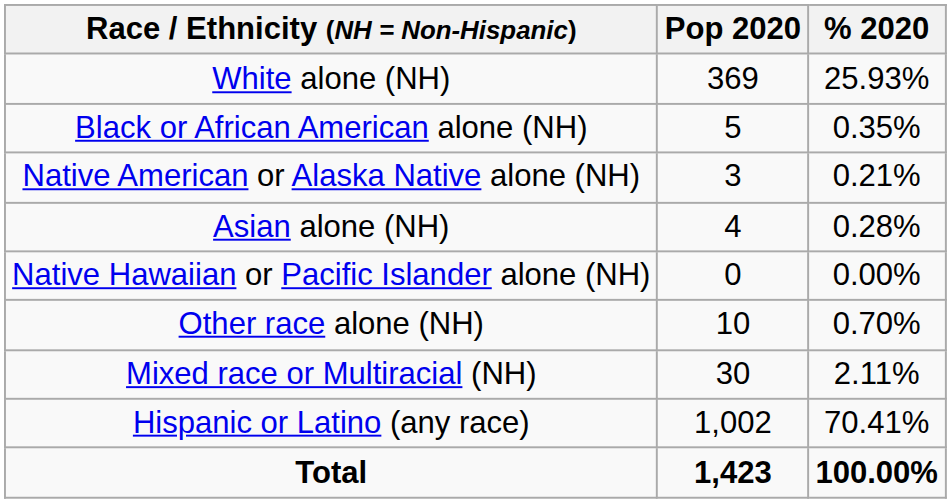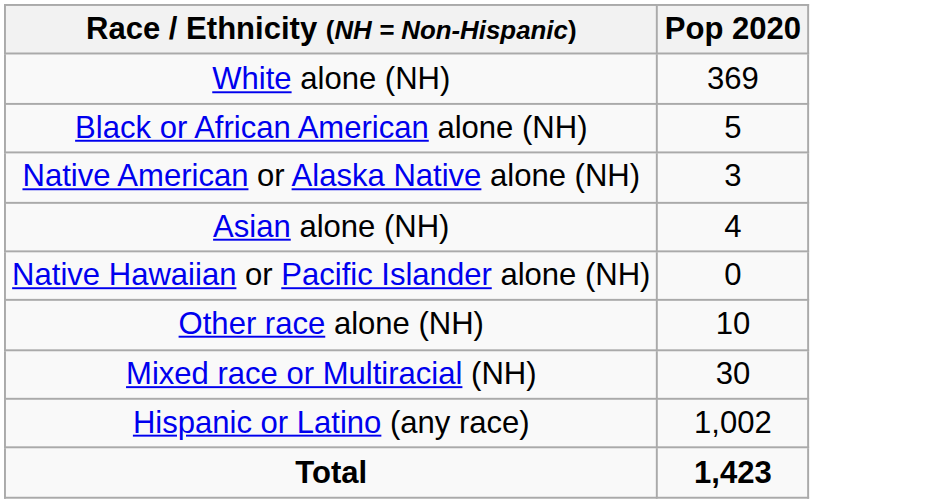- column: (877, 29)
